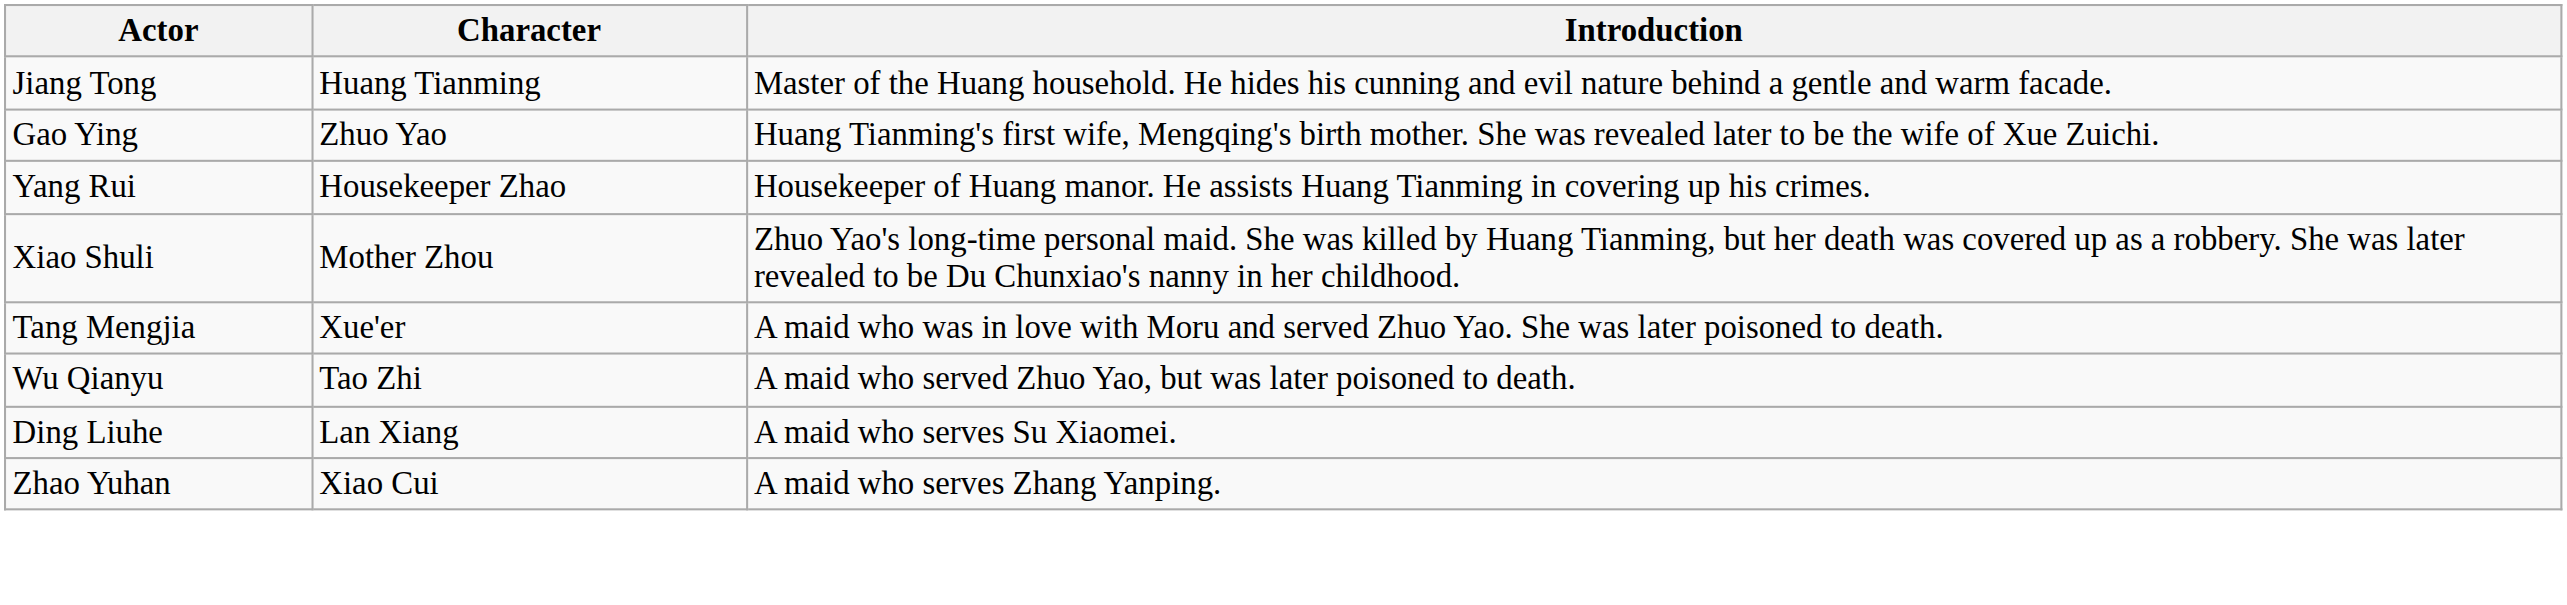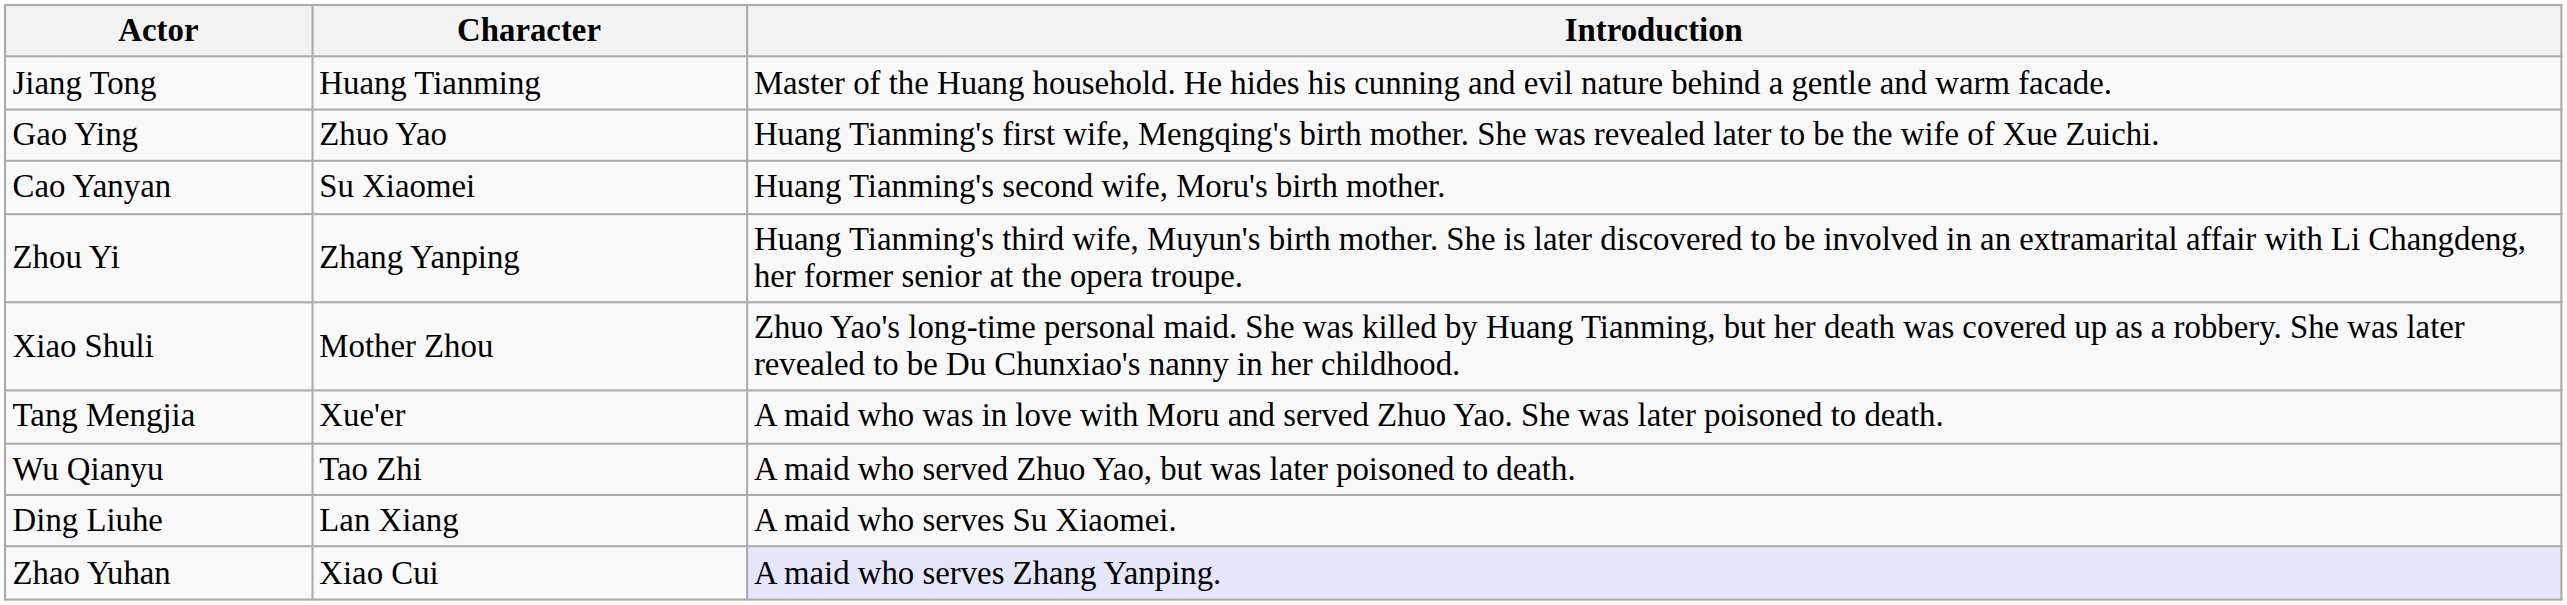+ row: (92, 186)
+ row: (66, 257)
- row: (74, 186)
(988, 483) no background -> (988, 572) lavender background
